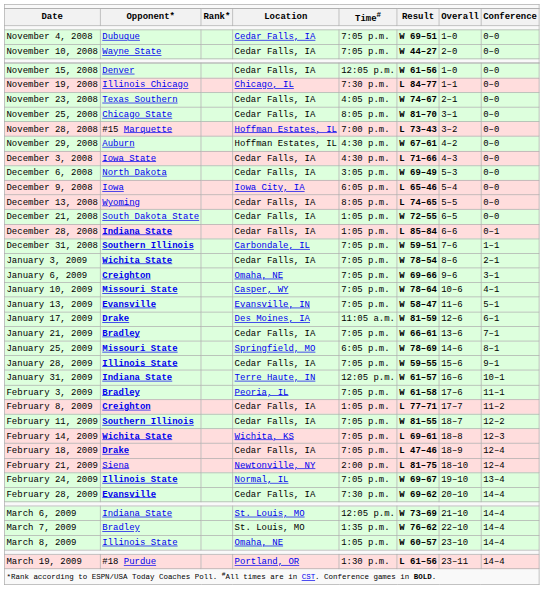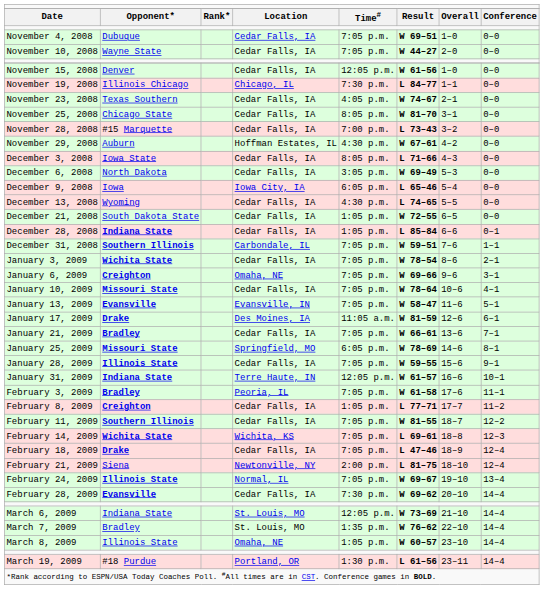(286, 129) Hoffman Estates, IL -> (275, 129) Cedar Falls, IA
(365, 158) 4:30 p.m. -> (365, 158) 8:05 p.m.
(365, 202) 8:05 p.m. -> (365, 202) 4:30 p.m.
(262, 290) Casper, WY -> (275, 290) Cedar Falls, IA
